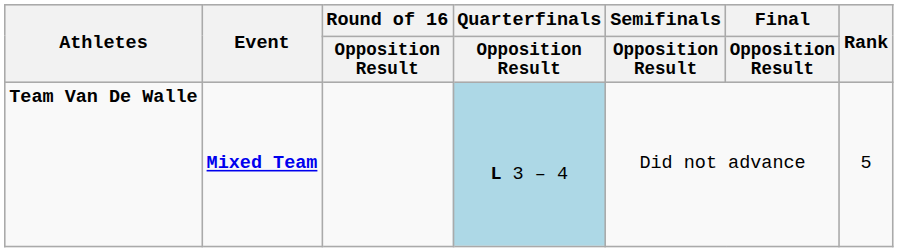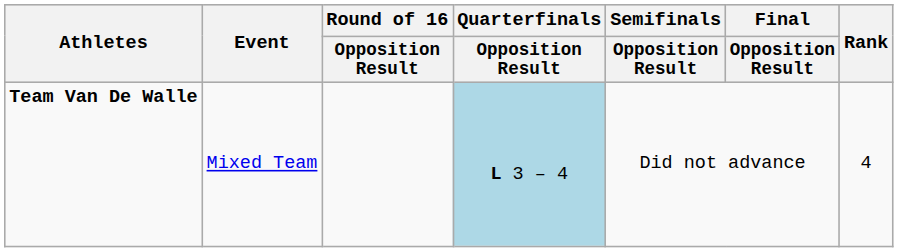(262, 164) bold -> (262, 164) normal
(866, 164) 5 -> (866, 164) 4
